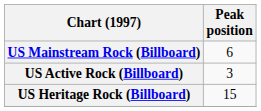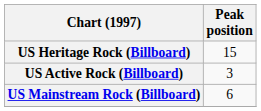rows swapped: (104, 52) <-> (104, 95)
